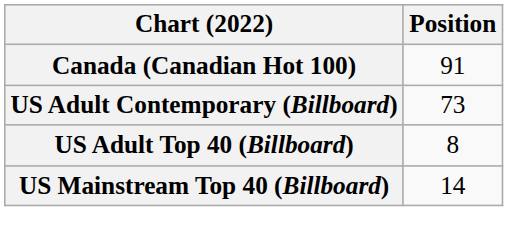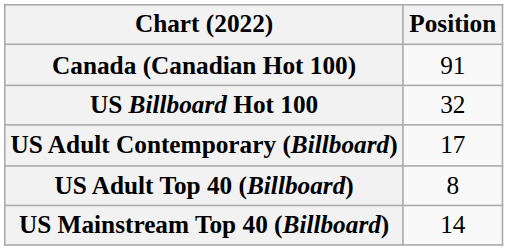+ row: (204, 104)
(453, 104) 73 -> (453, 144) 17
